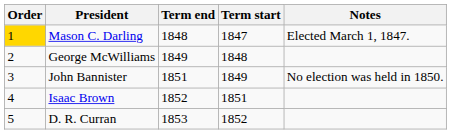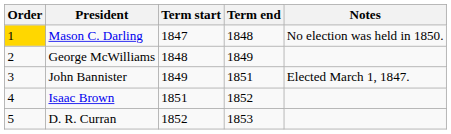columns swapped: (251, 14) <-> (188, 14)
(348, 35) Elected March 1, 1847. -> (365, 35) No election was held in 1850.
(365, 77) No election was held in 1850. -> (348, 77) Elected March 1, 1847.
